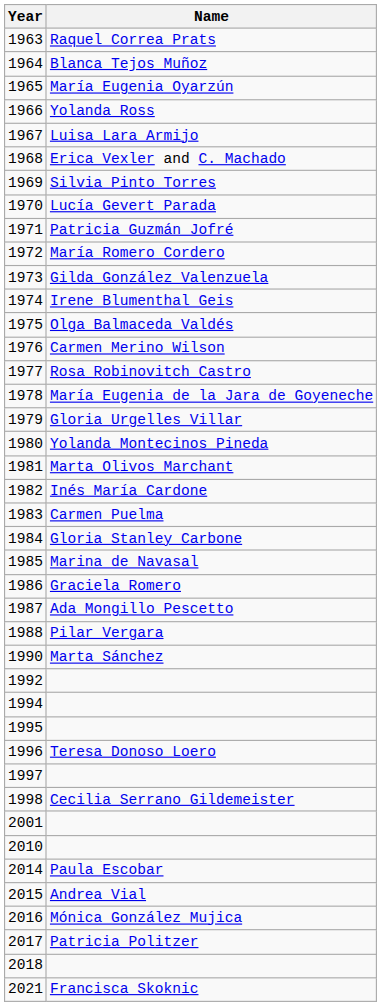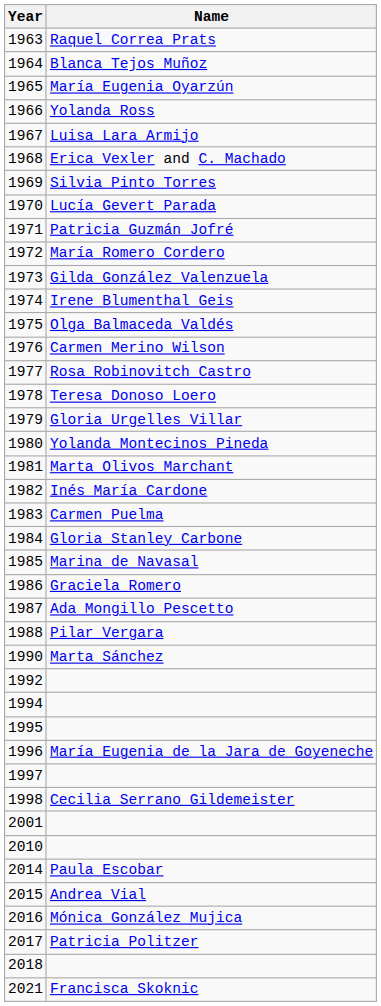(212, 396) María Eugenia de la Jara de Goyeneche -> (133, 396) Teresa Donoso Loero
(133, 752) Teresa Donoso Loero -> (212, 752) María Eugenia de la Jara de Goyeneche
